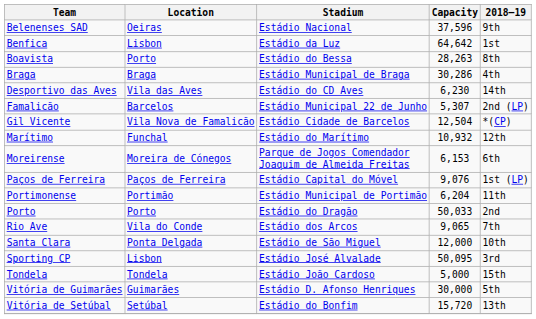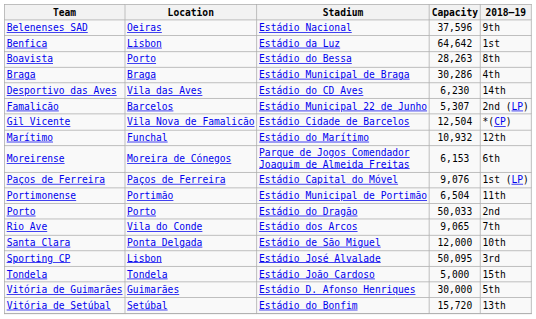(455, 196) 6,204 -> (455, 196) 6,504
